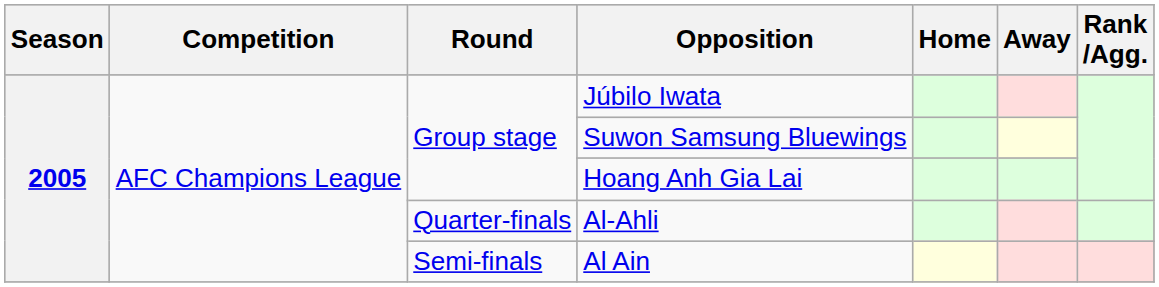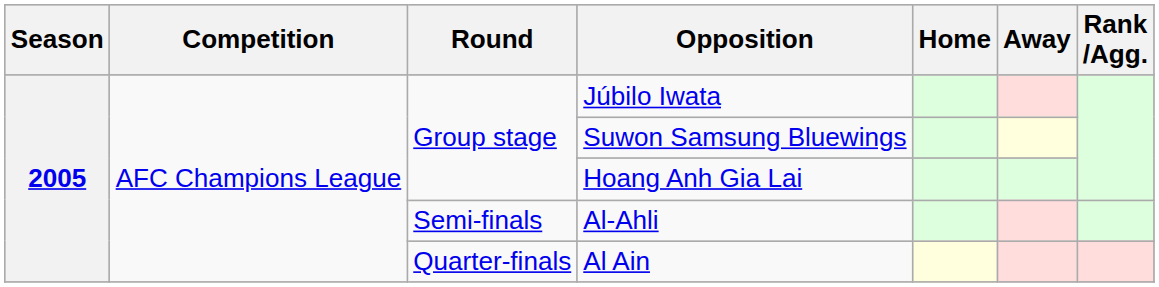(492, 219) Quarter-finals -> (478, 219) Semi-finals
(478, 261) Semi-finals -> (492, 261) Quarter-finals
